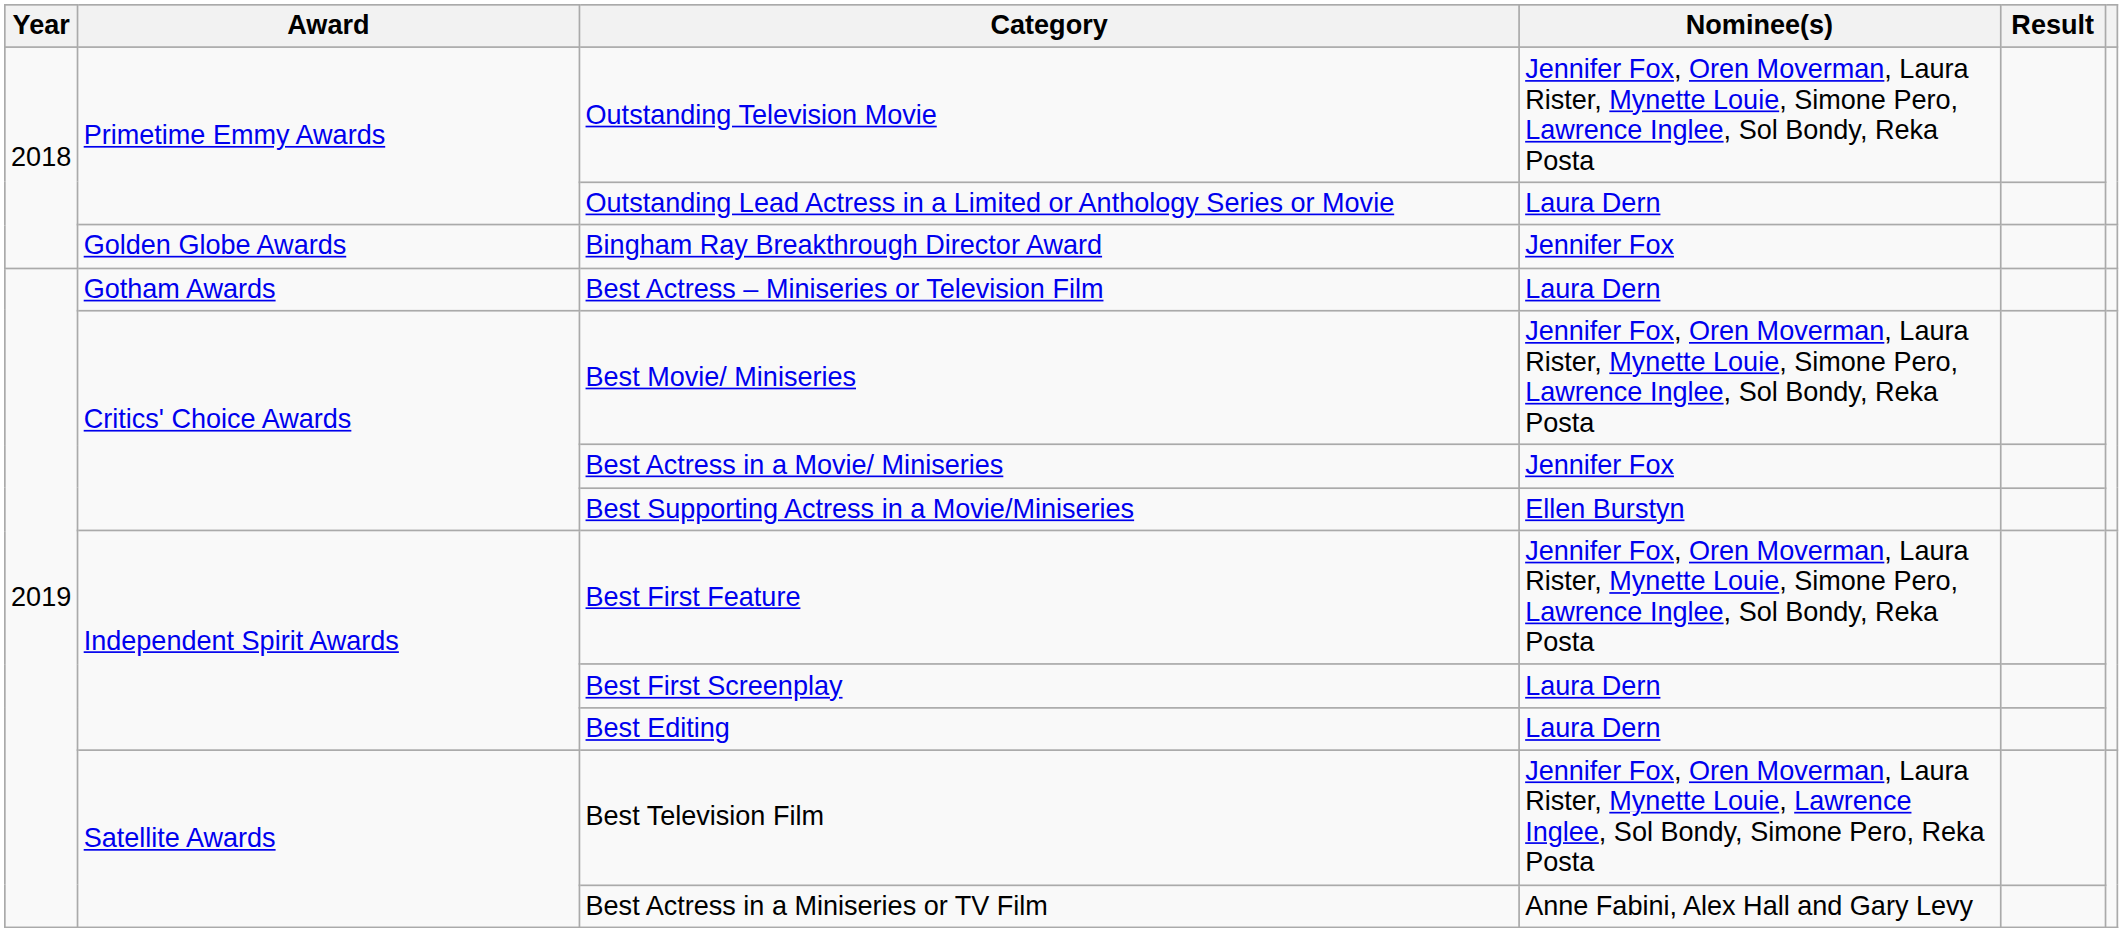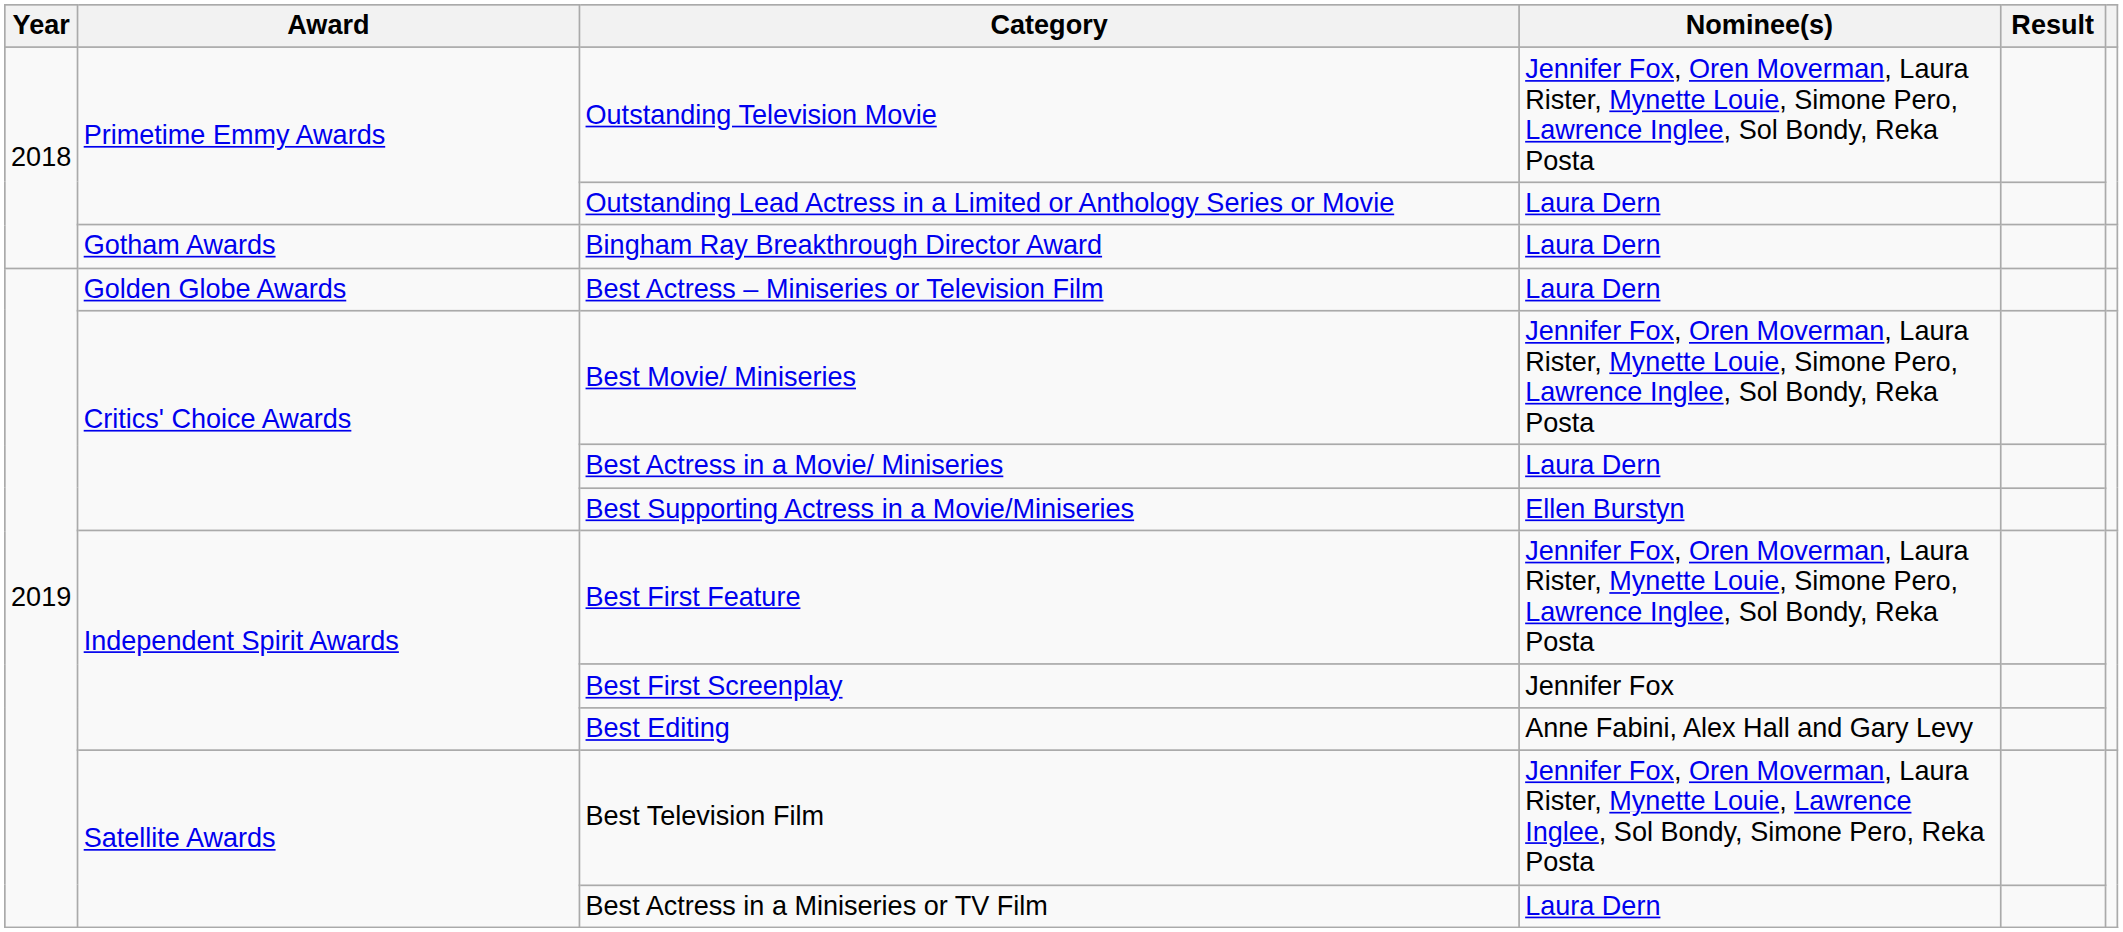(215, 245) Golden Globe Awards -> (180, 245) Gotham Awards
(1600, 245) Jennifer Fox -> (1593, 245) Laura Dern
(180, 288) Gotham Awards -> (215, 288) Golden Globe Awards
(1600, 465) Jennifer Fox -> (1593, 465) Laura Dern
(1593, 685) Laura Dern -> (1600, 685) Jennifer Fox
(1593, 728) Laura Dern -> (1749, 728) Anne Fabini, Alex Hall and Gary Levy
(1749, 905) Anne Fabini, Alex Hall and Gary Levy -> (1593, 905) Laura Dern
